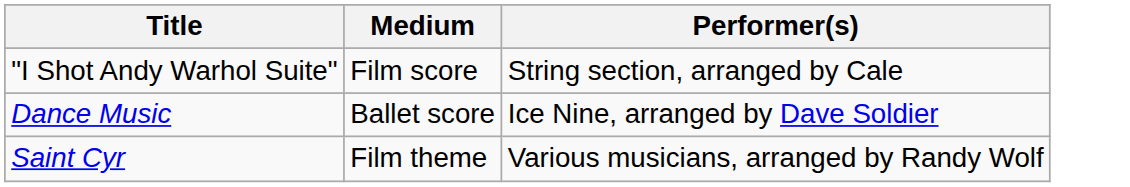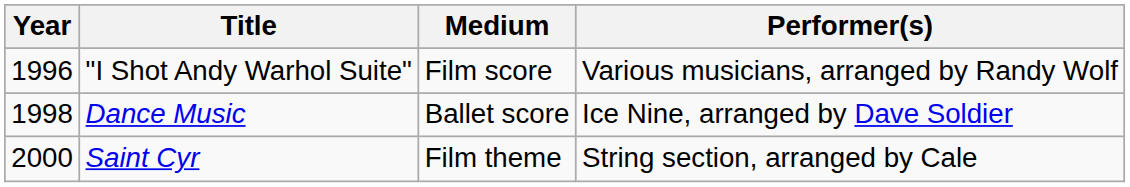+ column: (42, 26)
(705, 70) String section, arranged by Cale -> (850, 70) Various musicians, arranged by Randy Wolf
(776, 158) Various musicians, arranged by Randy Wolf -> (780, 158) String section, arranged by Cale
